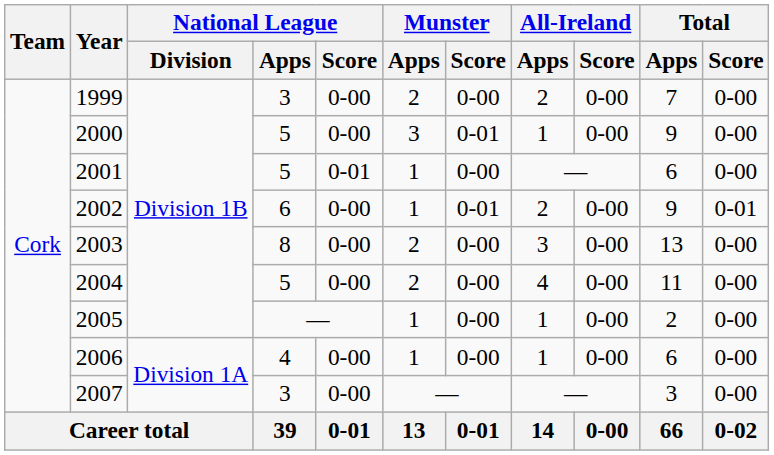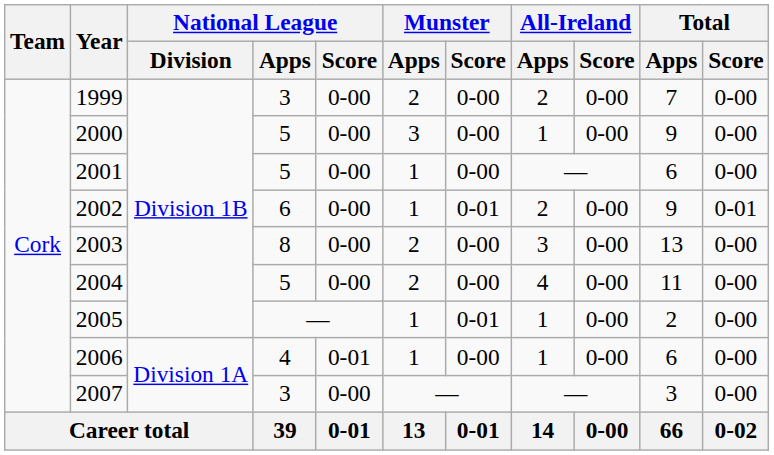(478, 134) 0-01 -> (478, 134) 0-00
(349, 171) 0-01 -> (349, 171) 0-00
(478, 319) 0-00 -> (478, 319) 0-01
(349, 356) 0-00 -> (349, 356) 0-01
